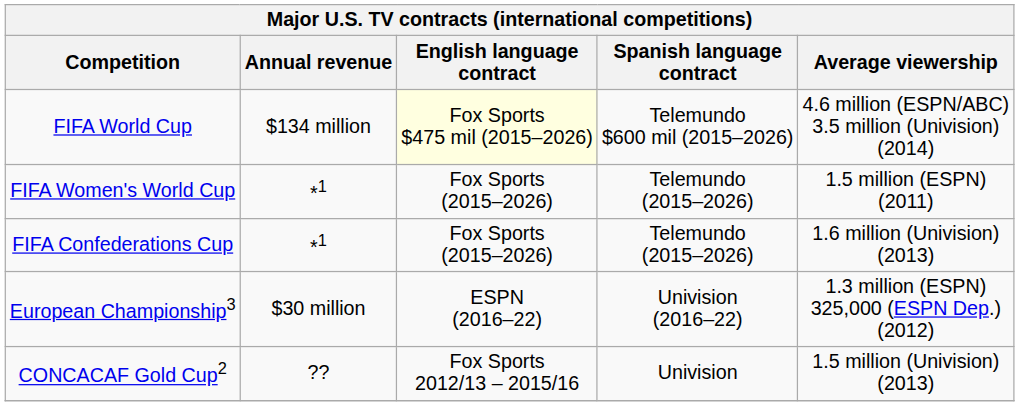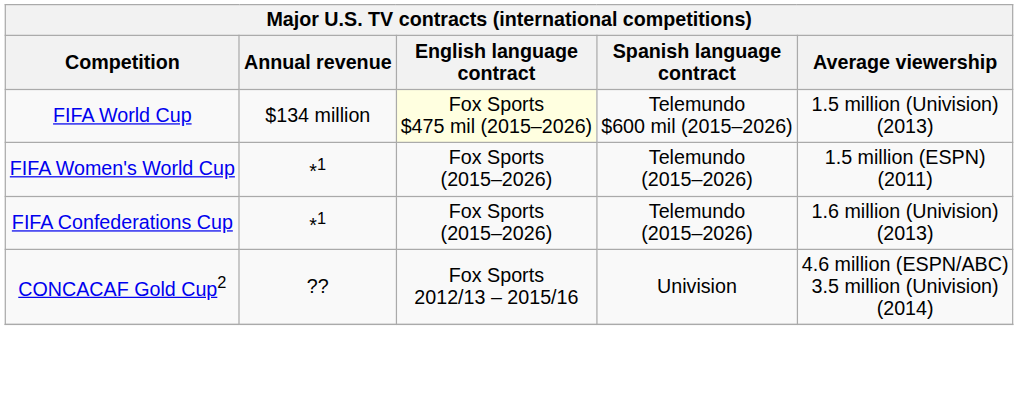(906, 126) 4.6 million (ESPN/ABC) 3.5 million (Univision) (2014) -> (905, 115) 1.5 million (Univision) (2013)
- row: (123, 308)
(906, 373) 1.5 million (Univision) (2013) -> (905, 286) 4.6 million (ESPN/ABC) 3.5 million (Univision) (2014)
